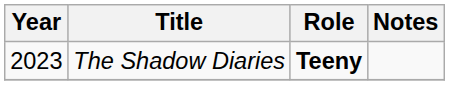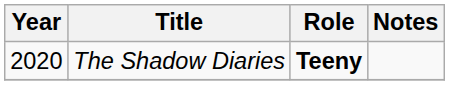(36, 60) 2023 -> (36, 60) 2020
